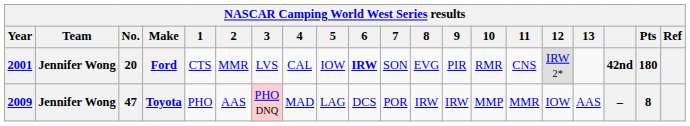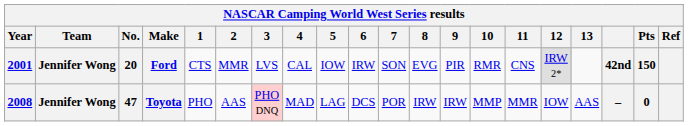(364, 65) bold -> (363, 65) normal
(648, 65) 180 -> (646, 65) 150
(20, 102) 2009 -> (20, 102) 2008
(648, 102) 8 -> (646, 102) 0
